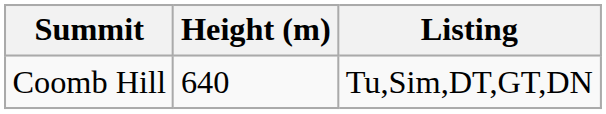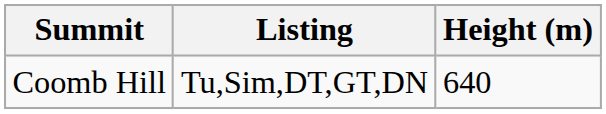columns swapped: (256, 30) <-> (469, 30)
